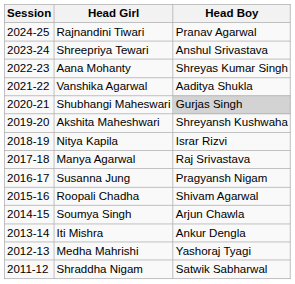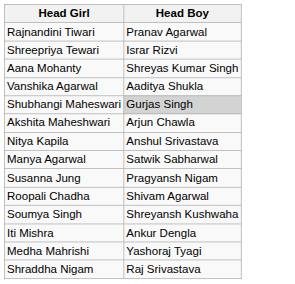- column: (29, 13)
(222, 50) Anshul Srivastava -> (152, 50) Israr Rizvi
(232, 123) Shreyansh Kushwaha -> (161, 123) Arjun Chawla
(201, 141) Israr Rizvi -> (172, 141) Anshul Srivastava
(213, 159) Raj Srivastava -> (172, 159) Satwik Sabharwal
(210, 214) Arjun Chawla -> (182, 214) Shreyansh Kushwaha
(222, 269) Satwik Sabharwal -> (163, 269) Raj Srivastava
